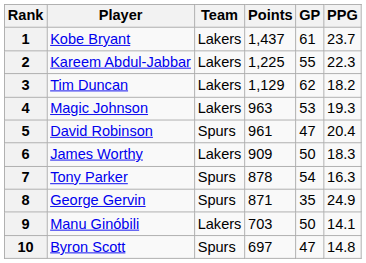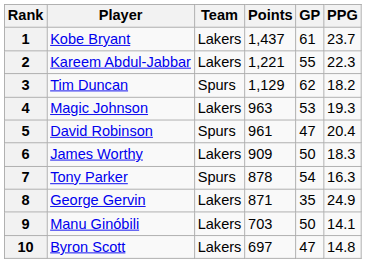(266, 62) 1,225 -> (266, 62) 1,221
(220, 85) Lakers -> (217, 85) Spurs
(217, 200) Spurs -> (220, 200) Lakers
(217, 246) Spurs -> (220, 246) Lakers
